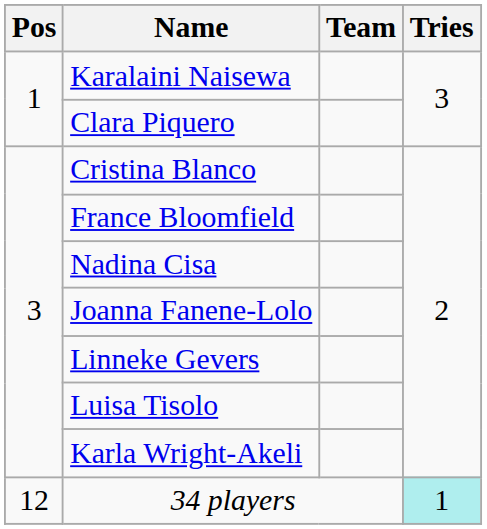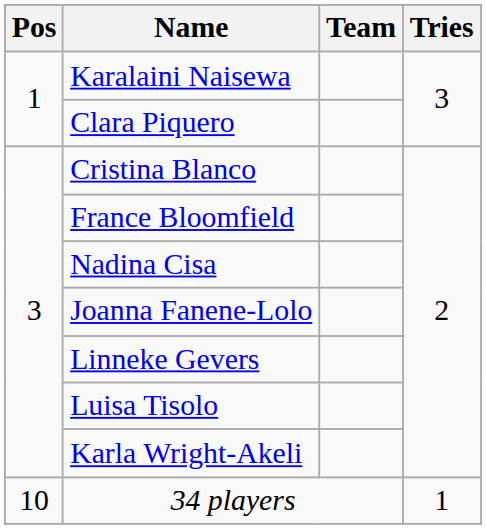(34, 500) 12 -> (34, 500) 10
(442, 500) paleturquoise background -> (442, 500) no background
